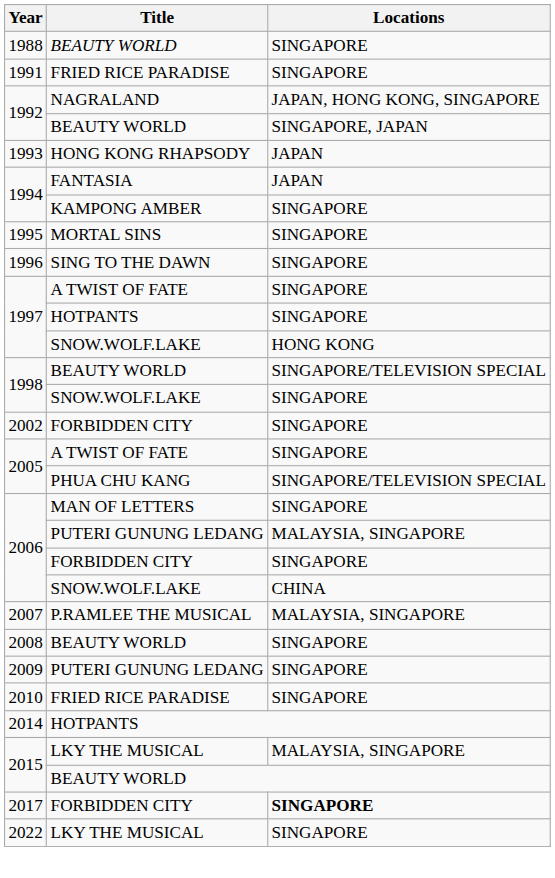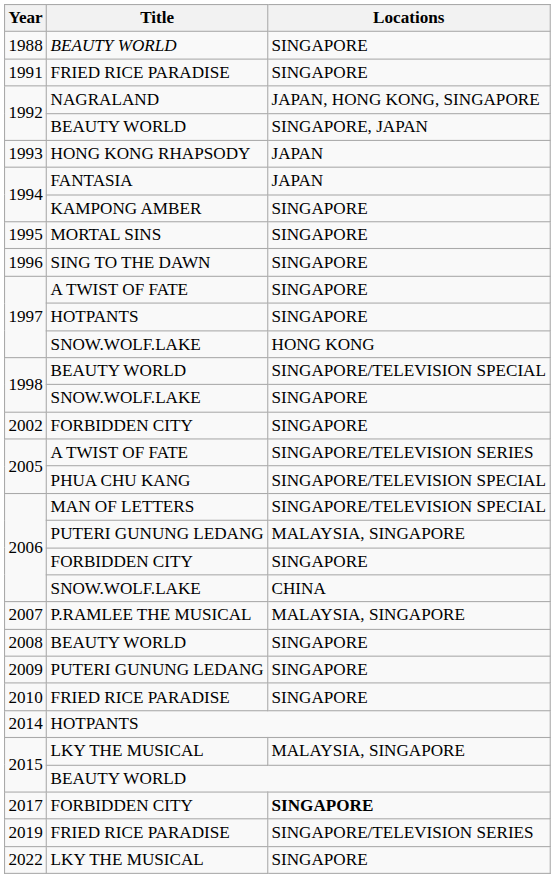(320, 452) SINGAPORE -> (403, 452) SINGAPORE/TELEVISION SERIES
(320, 506) SINGAPORE -> (409, 506) SINGAPORE/TELEVISION SPECIAL
+ row: (26, 832)
